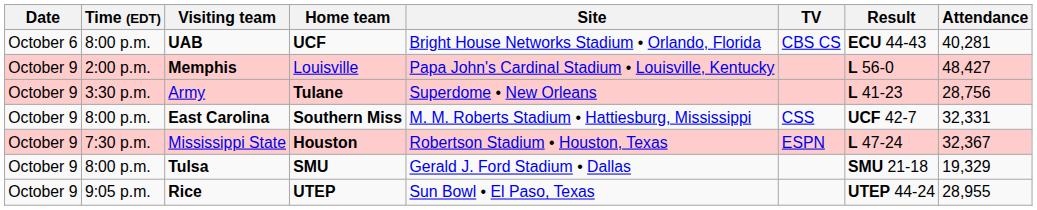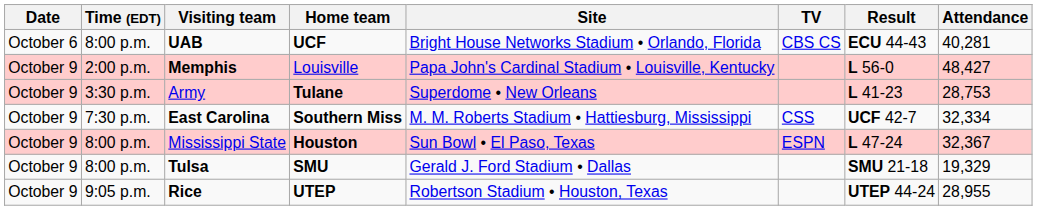(966, 92) 28,756 -> (966, 92) 28,753
(118, 117) 8:00 p.m. -> (118, 117) 7:30 p.m.
(966, 117) 32,331 -> (966, 117) 32,334
(118, 142) 7:30 p.m. -> (118, 142) 8:00 p.m.
(539, 142) Robertson Stadium • Houston, Texas -> (502, 142) Sun Bowl • El Paso, Texas
(502, 192) Sun Bowl • El Paso, Texas -> (539, 192) Robertson Stadium • Houston, Texas
